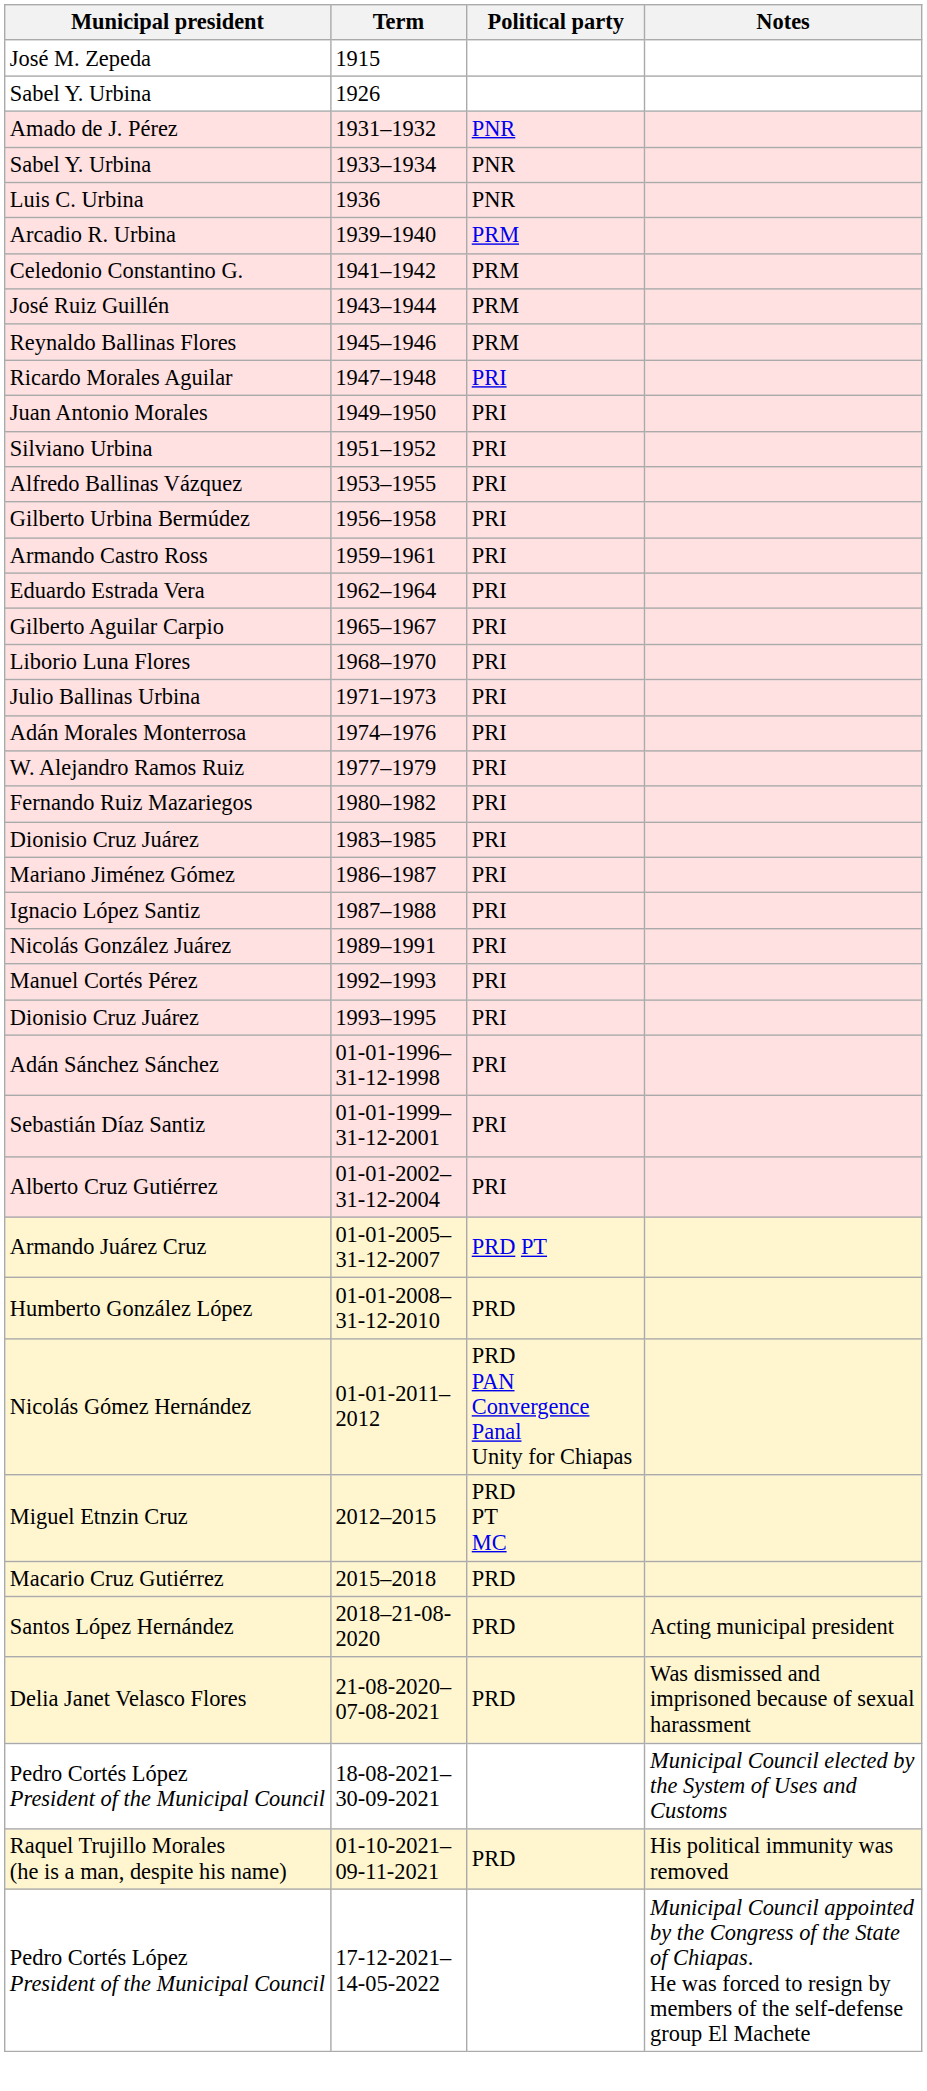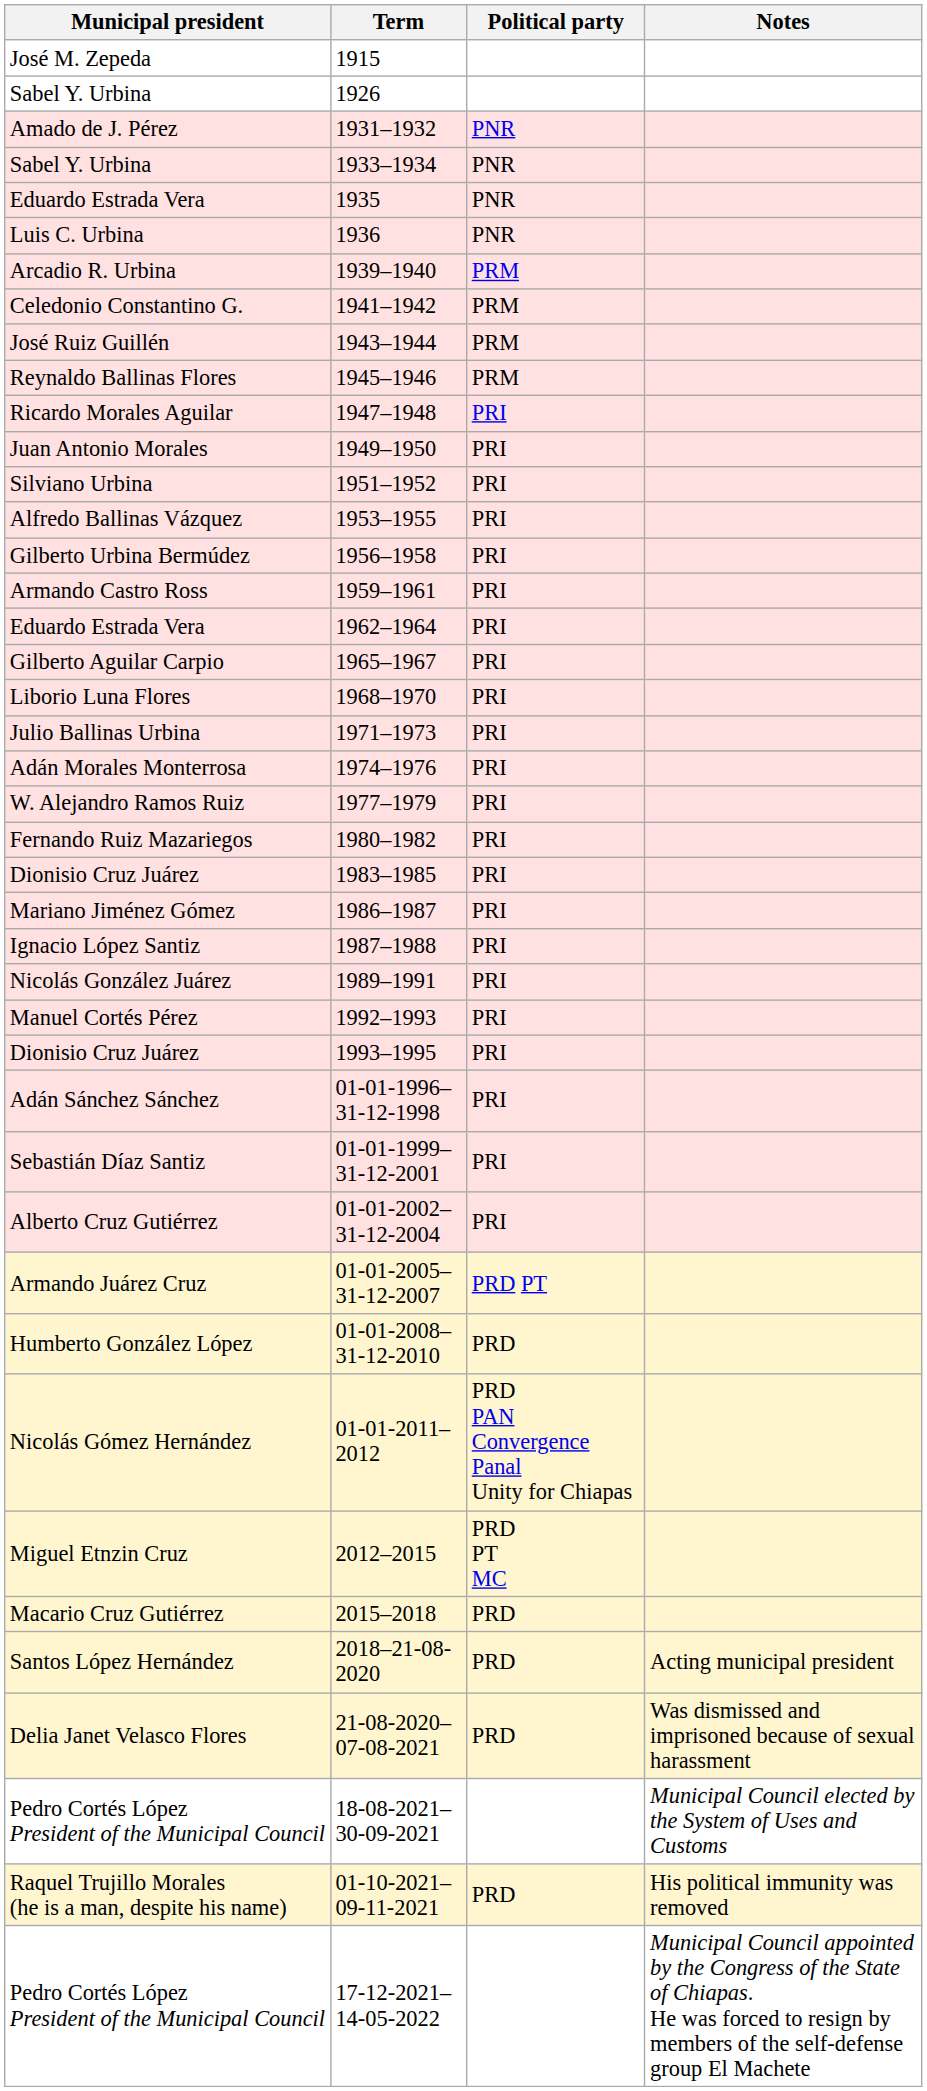+ row: (107, 199)
